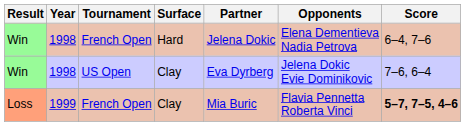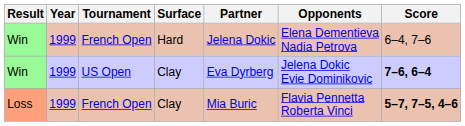(63, 39) 1998 -> (63, 39) 1999
(63, 72) 1998 -> (63, 72) 1999
(408, 72) normal -> (408, 72) bold
